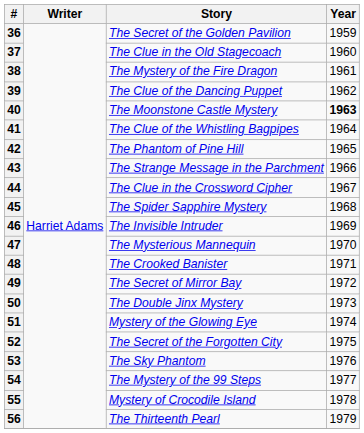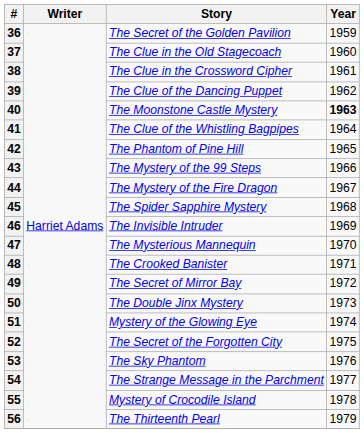(193, 71) The Mystery of the Fire Dragon -> (201, 71) The Clue in the Crossword Cipher
(216, 168) The Strange Message in the Parchment -> (185, 168) The Mystery of the 99 Steps
(201, 187) The Clue in the Crossword Cipher -> (193, 187) The Mystery of the Fire Dragon
(185, 380) The Mystery of the 99 Steps -> (216, 380) The Strange Message in the Parchment
